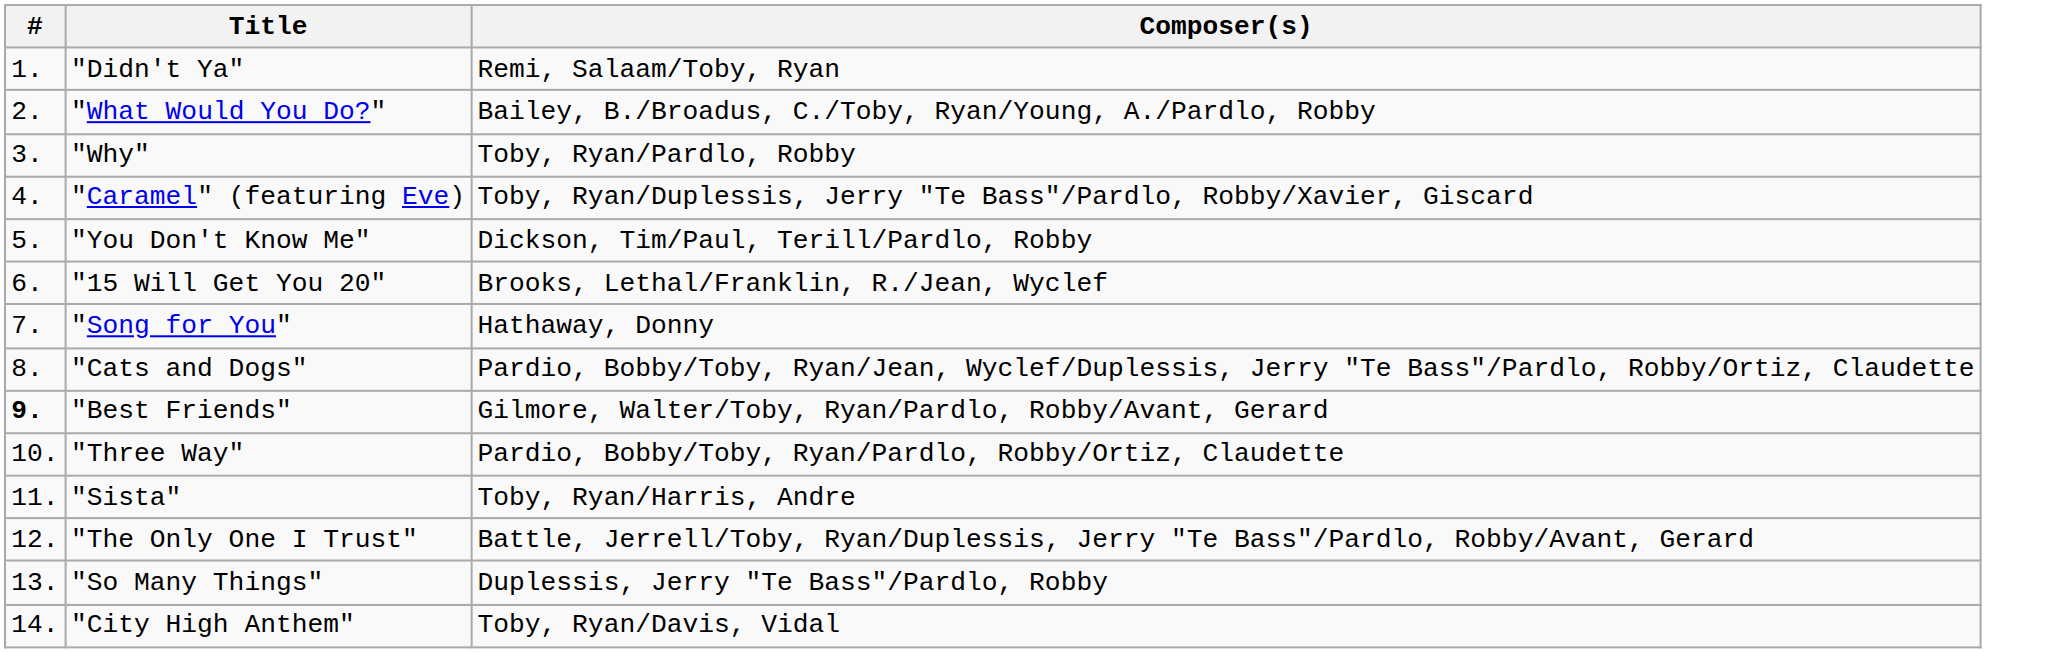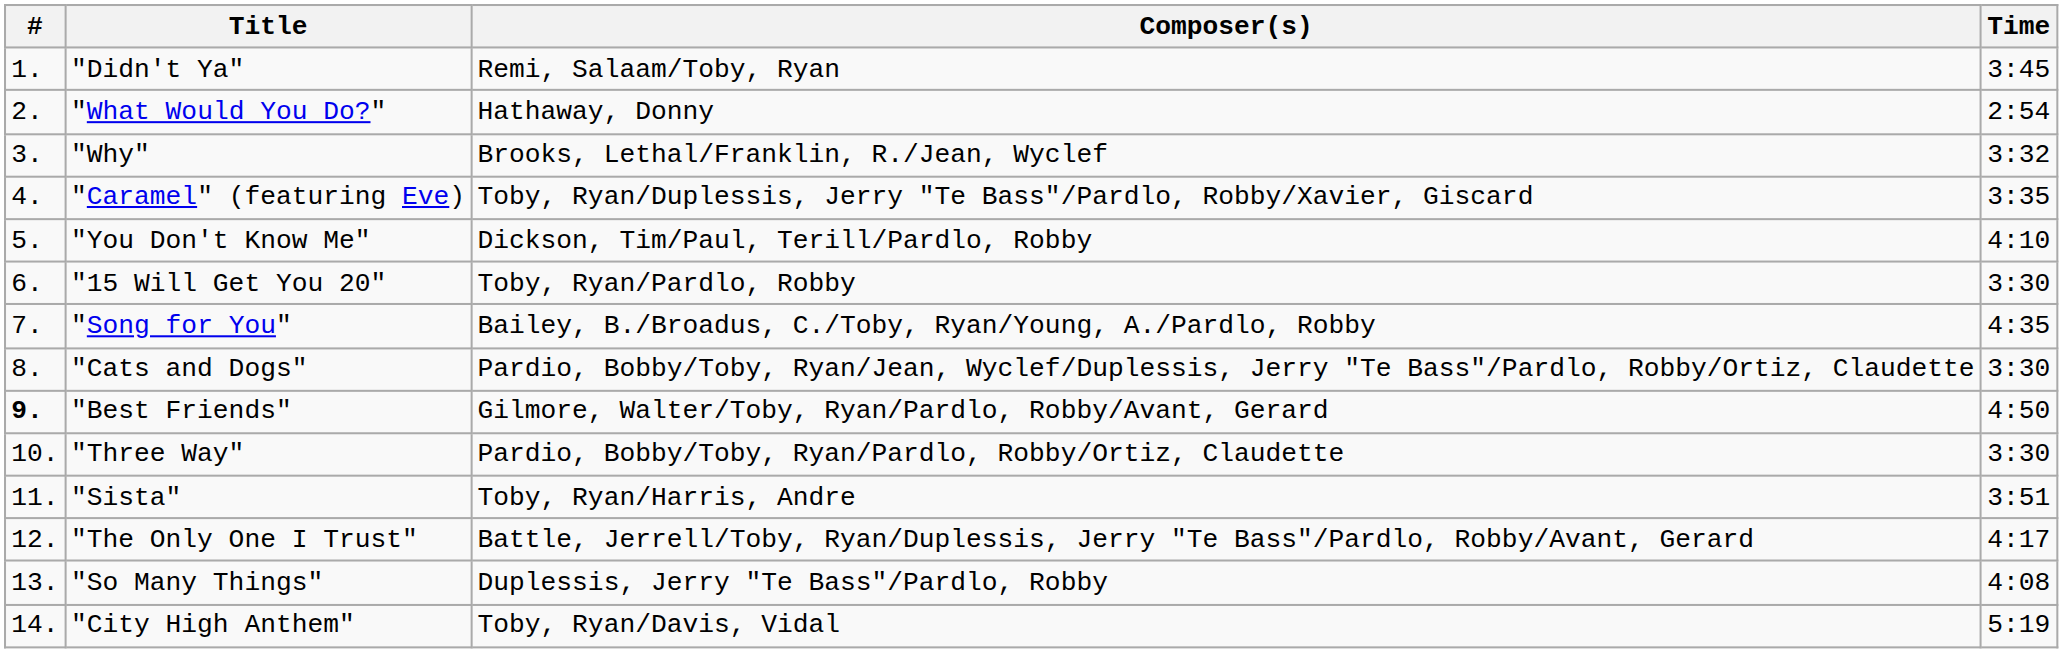+ column: (2019, 26)
(927, 112) Bailey, B./Broadus, C./Toby, Ryan/Young, A./Pardlo, Robby -> (596, 112) Hathaway, Donny
(667, 155) Toby, Ryan/Pardlo, Robby -> (793, 155) Brooks, Lethal/Franklin, R./Jean, Wyclef
(793, 283) Brooks, Lethal/Franklin, R./Jean, Wyclef -> (667, 283) Toby, Ryan/Pardlo, Robby
(596, 326) Hathaway, Donny -> (927, 326) Bailey, B./Broadus, C./Toby, Ryan/Young, A./Pardlo, Robby
